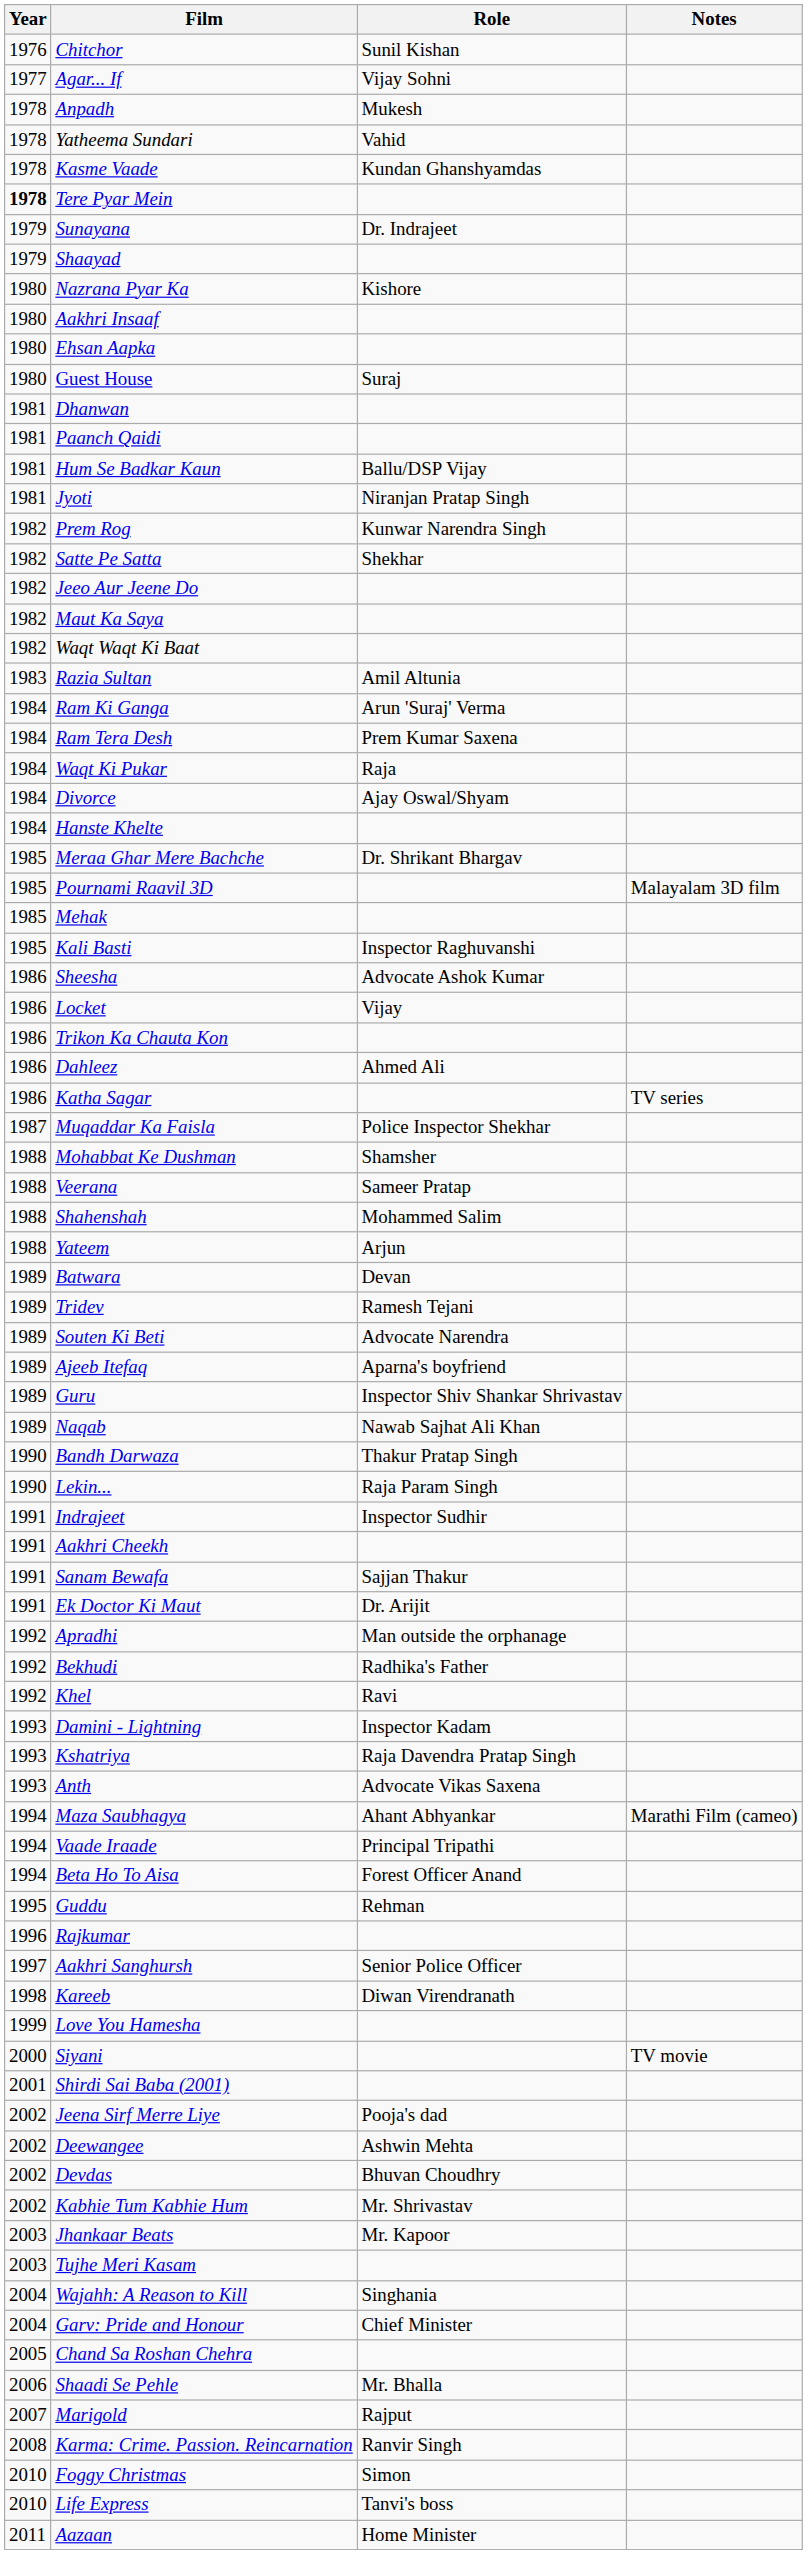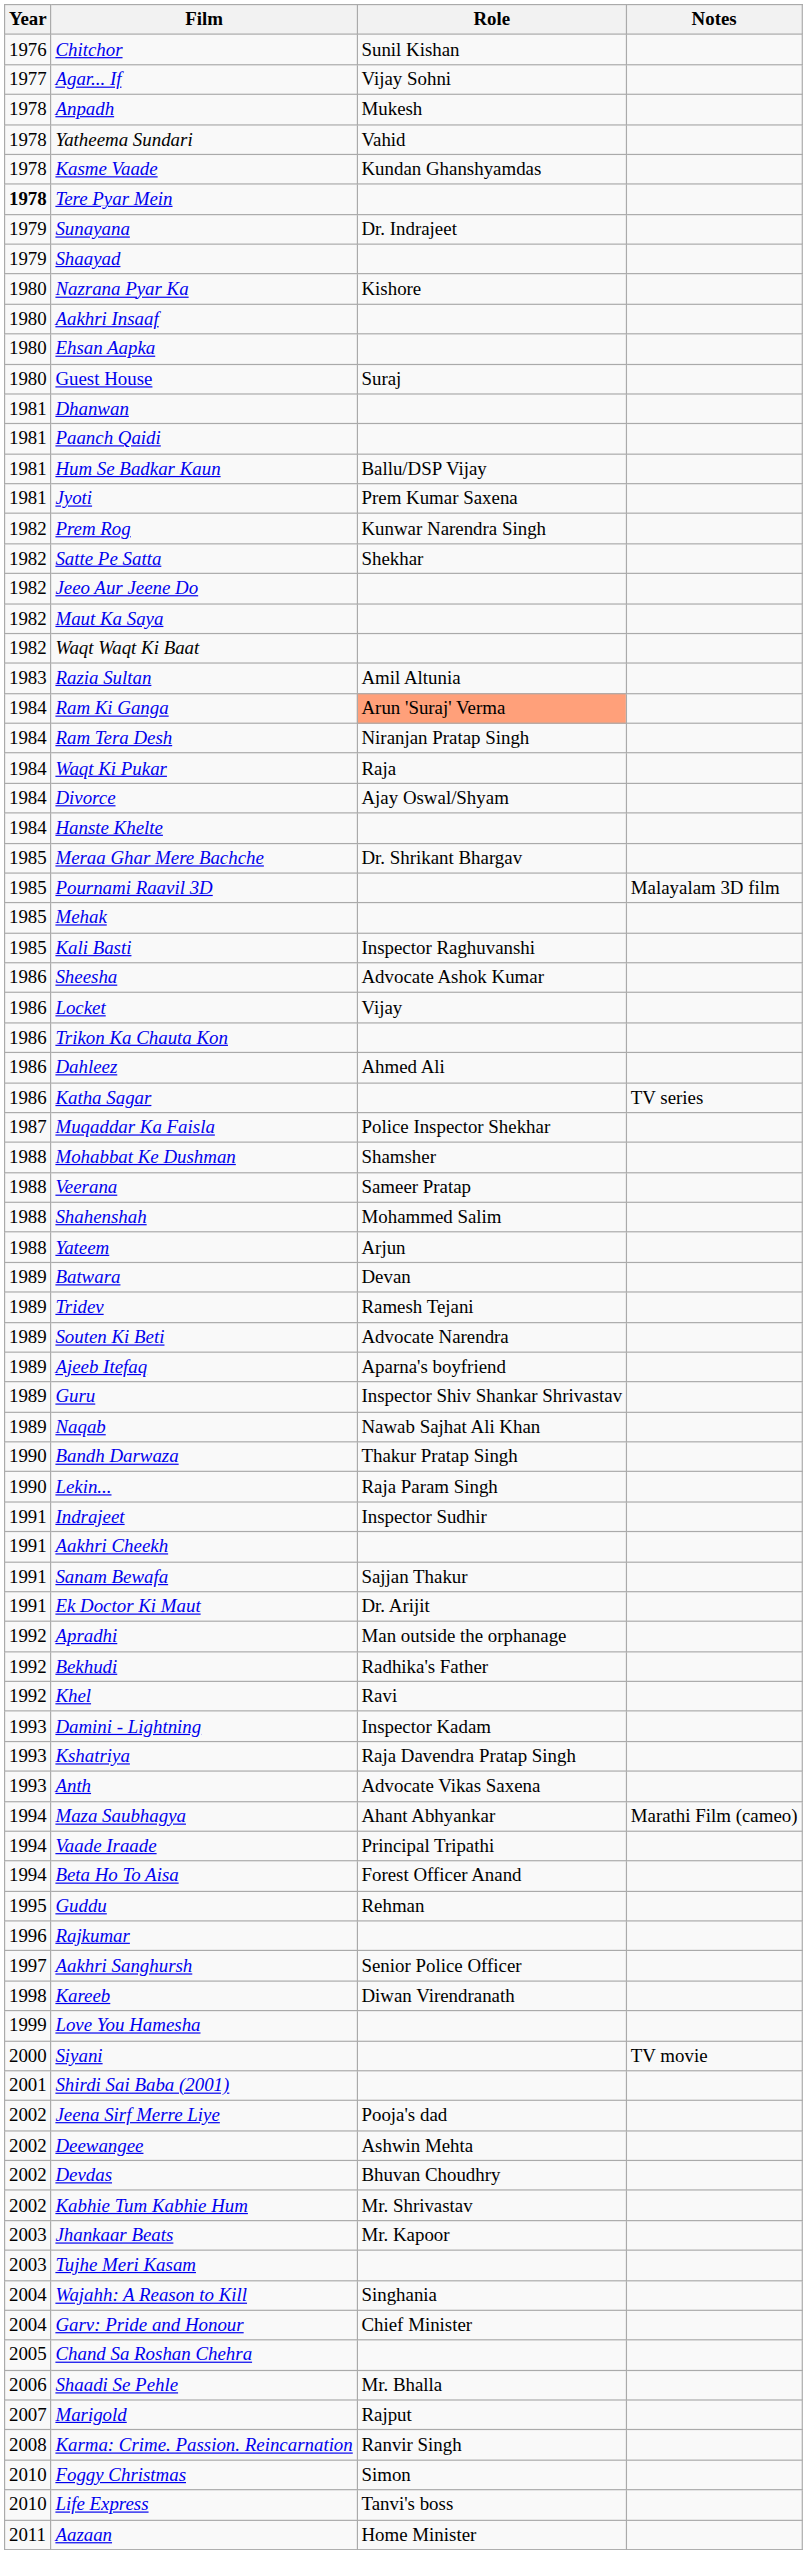(445, 498) Niranjan Pratap Singh -> (440, 498) Prem Kumar Saxena
(433, 708) no background -> (433, 708) lightsalmon background
(440, 738) Prem Kumar Saxena -> (445, 738) Niranjan Pratap Singh
